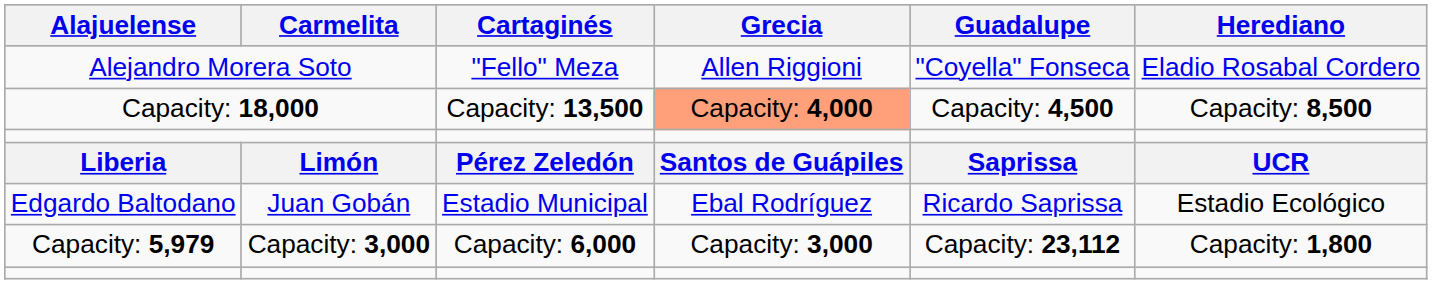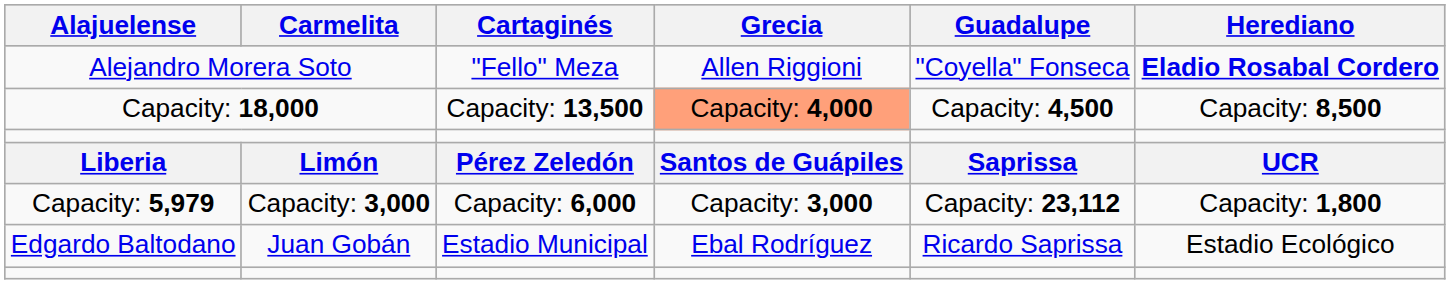(1281, 66) normal -> (1290, 66) bold
rows swapped: (123, 203) <-> (123, 245)
